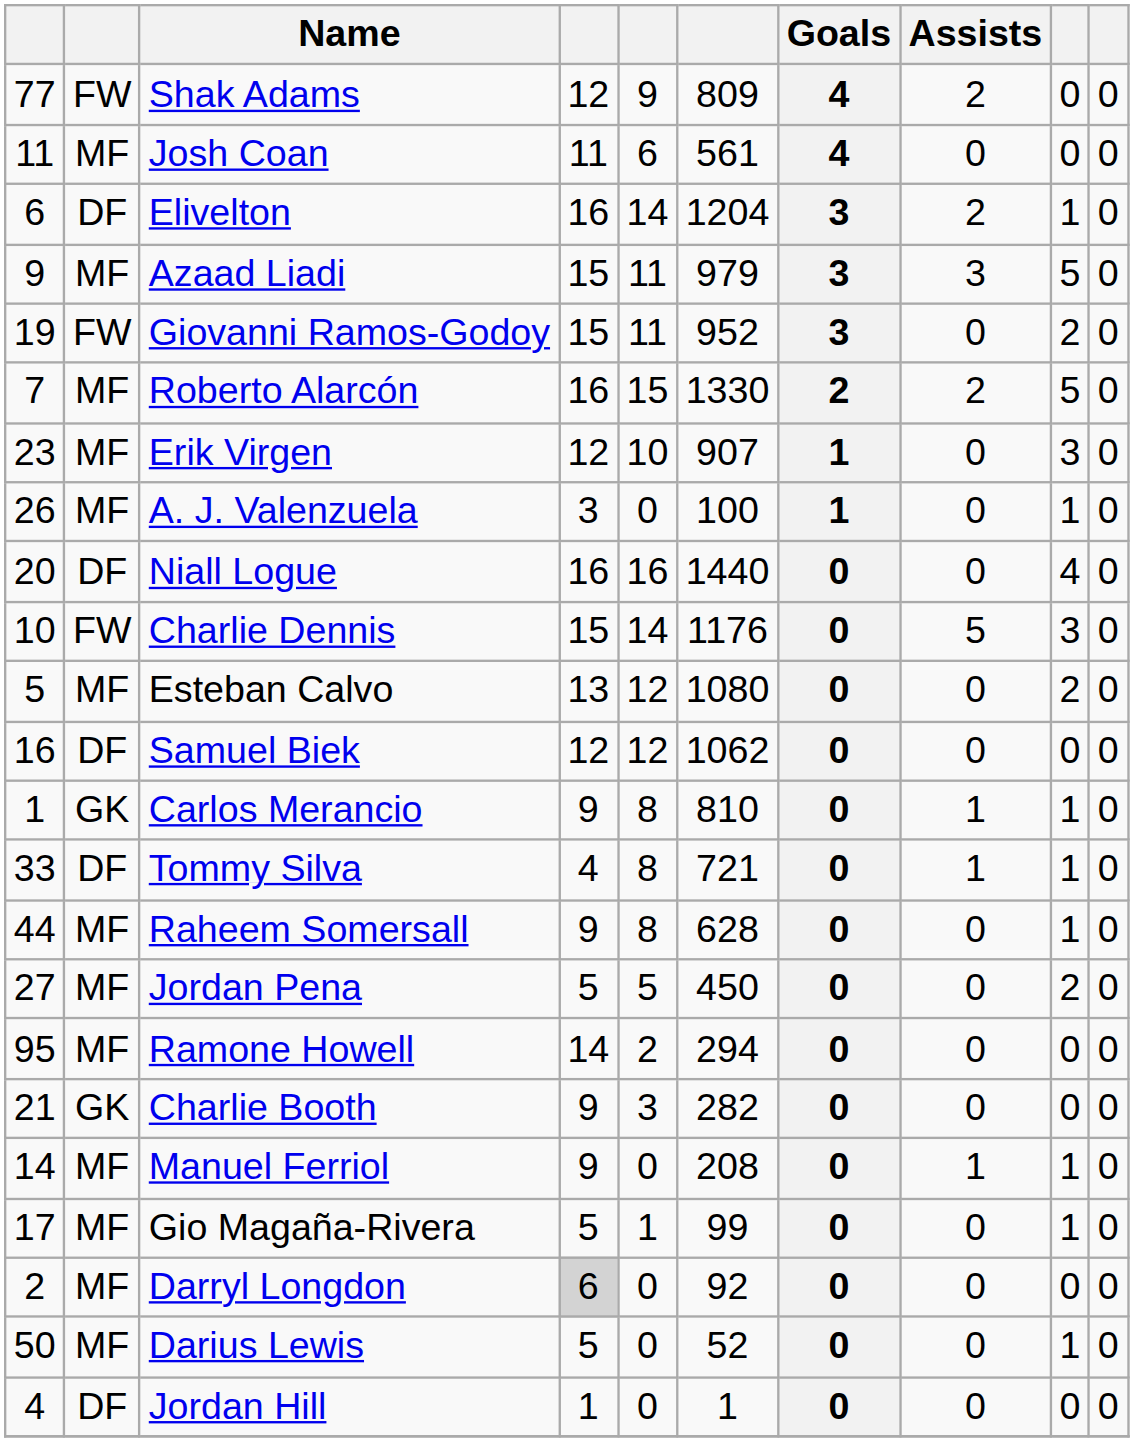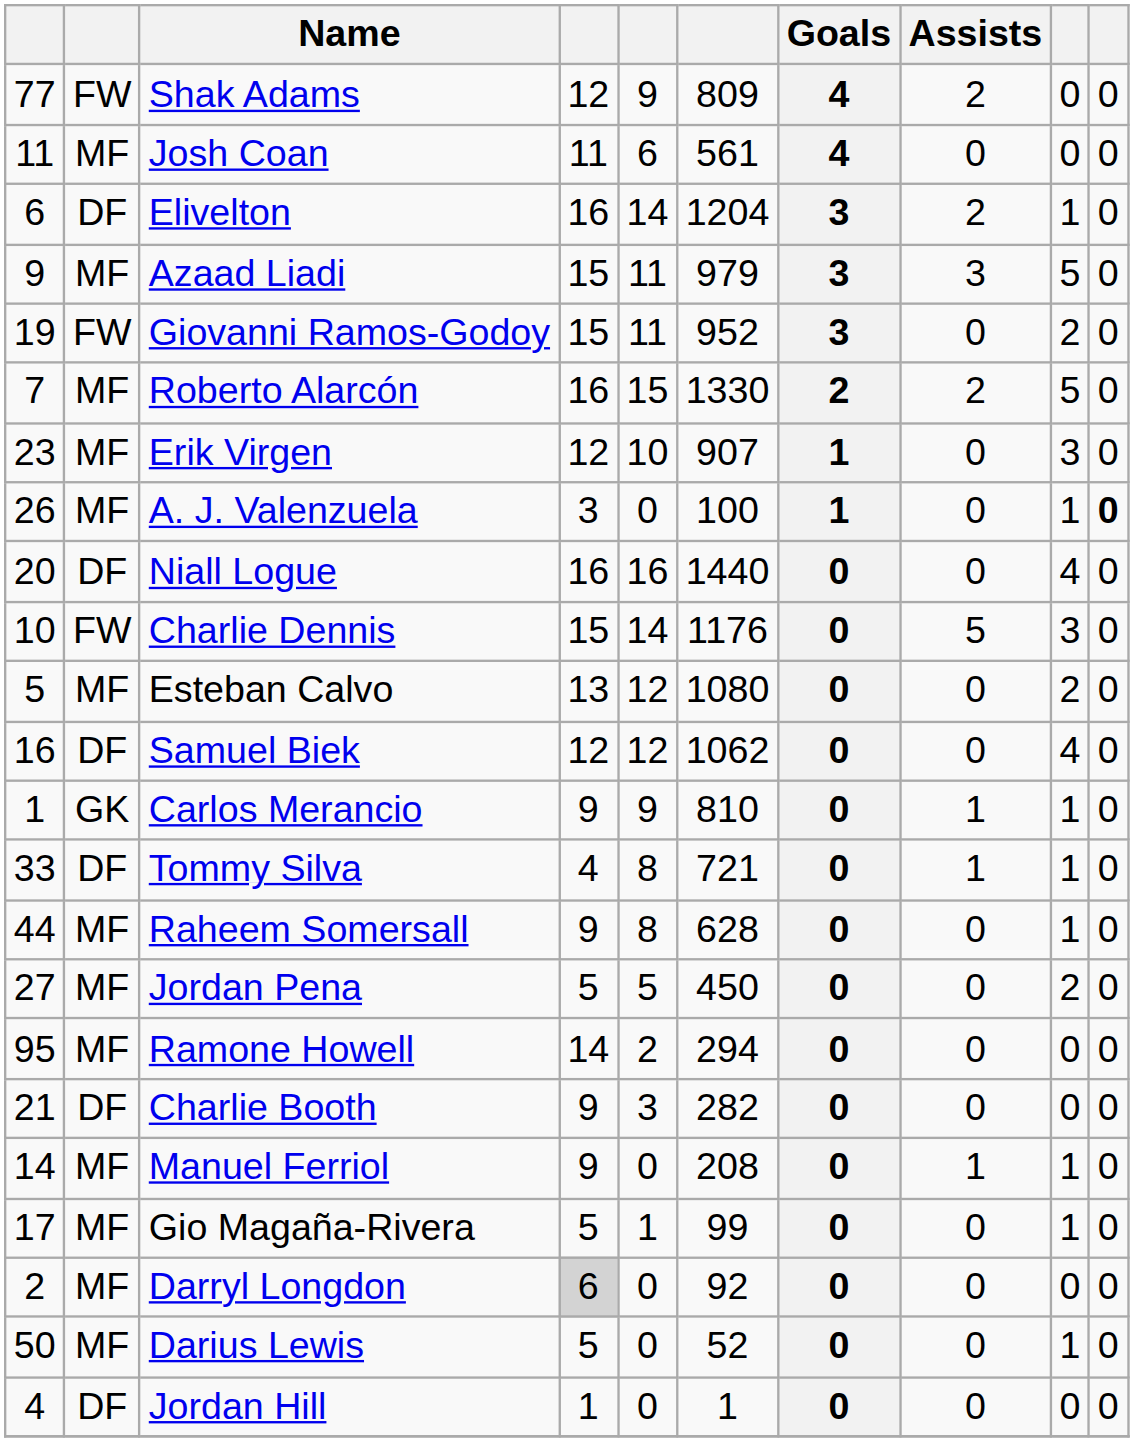(1108, 511) normal -> (1108, 511) bold
(1070, 749) 0 -> (1070, 749) 4
(647, 809) 8 -> (647, 809) 9
(102, 1107) GK -> (102, 1107) DF
